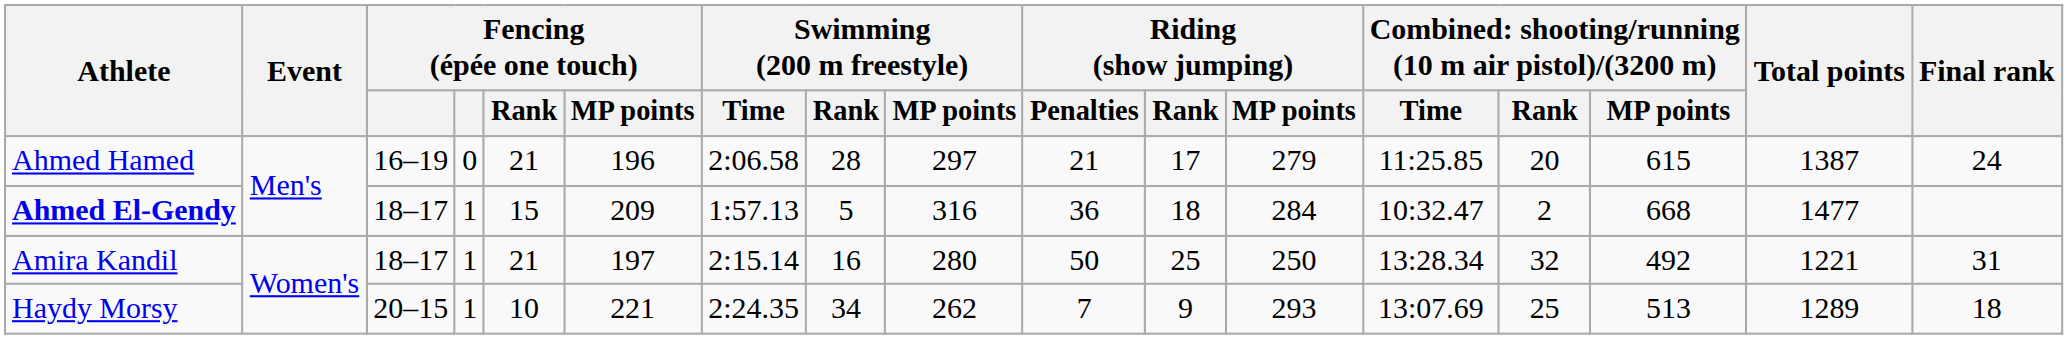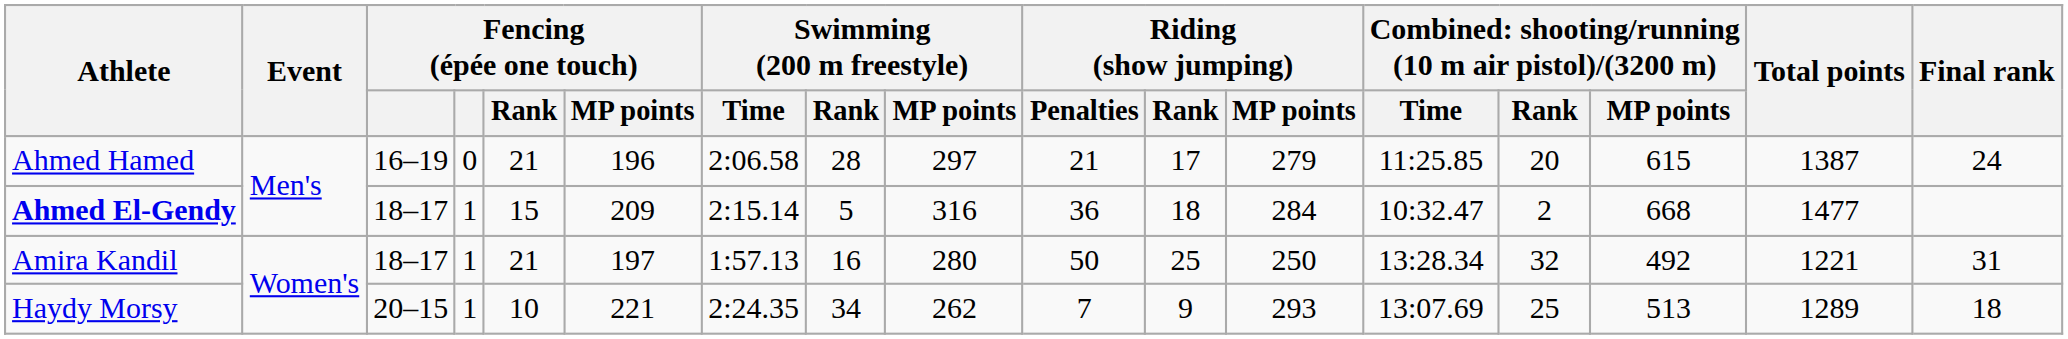(754, 210) 1:57.13 -> (754, 210) 2:15.14
(754, 259) 2:15.14 -> (754, 259) 1:57.13
